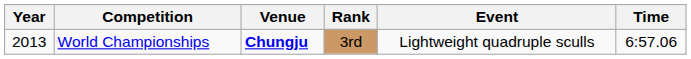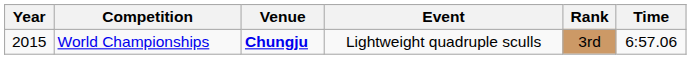columns swapped: (351, 17) <-> (497, 17)
(29, 42) 2013 -> (29, 42) 2015
